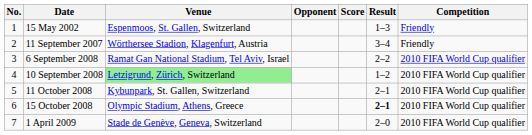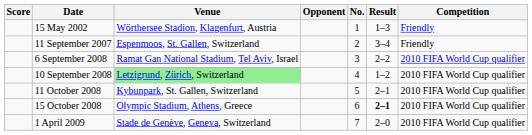columns swapped: (14, 12) <-> (353, 12)
(179, 28) Espenmoos, St. Gallen, Switzerland -> (196, 28) Wörthersee Stadion, Klagenfurt, Austria
(188, 43) Wörthersee Stadion, Klagenfurt, Austria -> (188, 43) Espenmoos, St. Gallen, Switzerland
